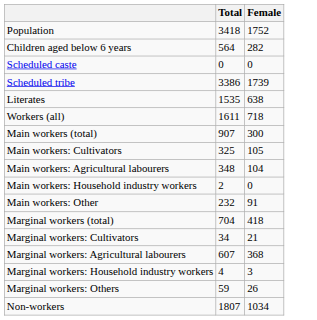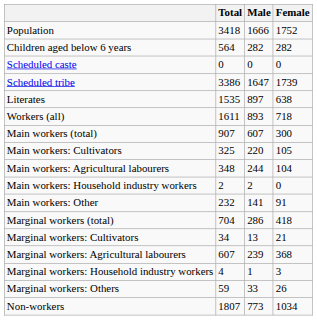+ column: (259, 13)
